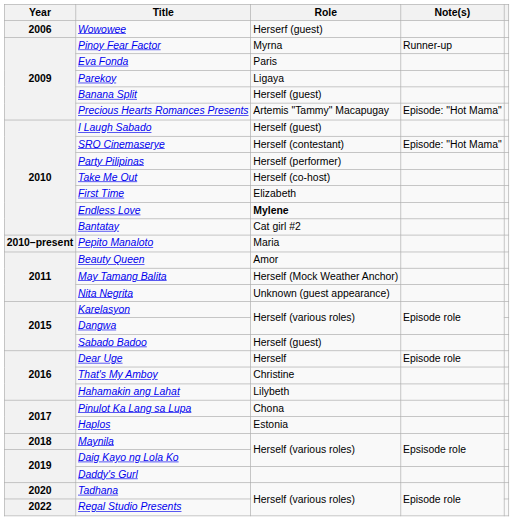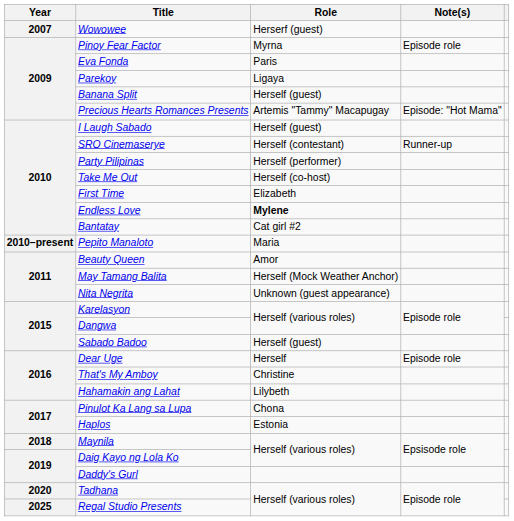(40, 29) 2006 -> (40, 29) 2007
(428, 45) Runner-up -> (432, 45) Episode role
(452, 144) Episode: "Hot Mama" -> (428, 144) Runner-up
(40, 507) 2022 -> (40, 507) 2025
